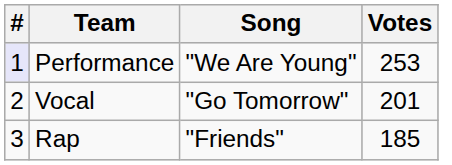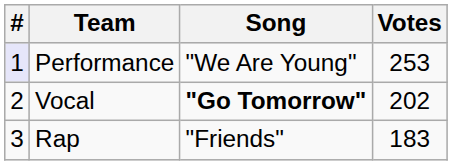(267, 100) normal -> (276, 100) bold
(400, 100) 201 -> (410, 100) 202
(400, 139) 185 -> (410, 139) 183
